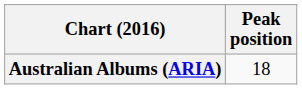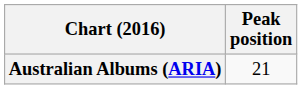(261, 68) 18 -> (261, 68) 21
